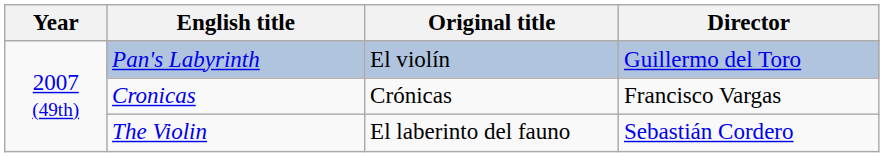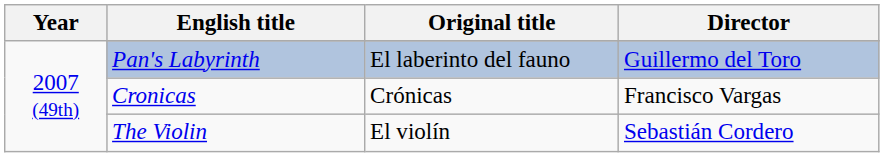(410, 59) El violín -> (470, 59) El laberinto del fauno
(470, 132) El laberinto del fauno -> (410, 132) El violín
